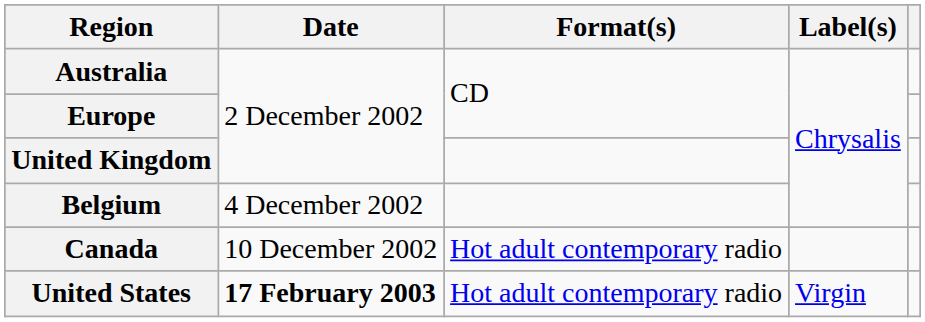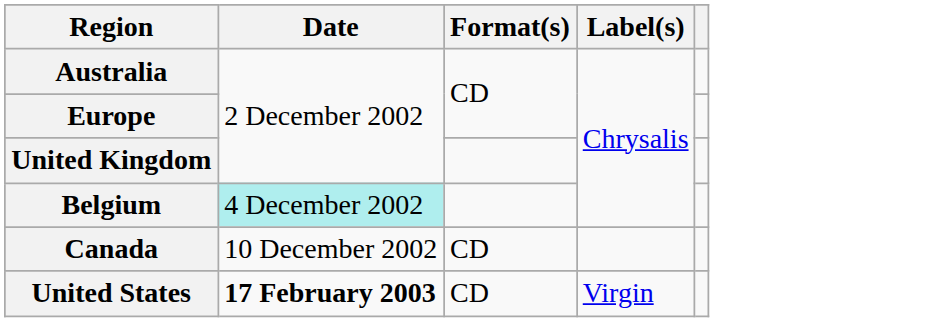(324, 204) no background -> (324, 204) paleturquoise background
(616, 248) Hot adult contemporary radio -> (470, 248) CD
(616, 293) Hot adult contemporary radio -> (470, 293) CD
